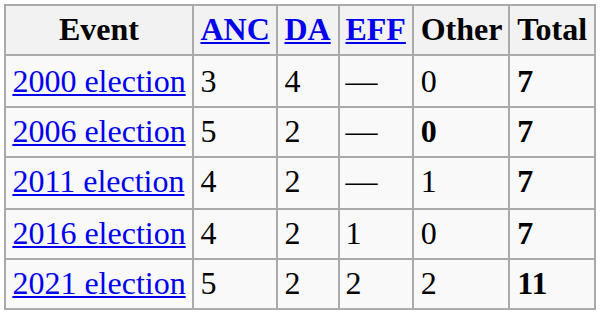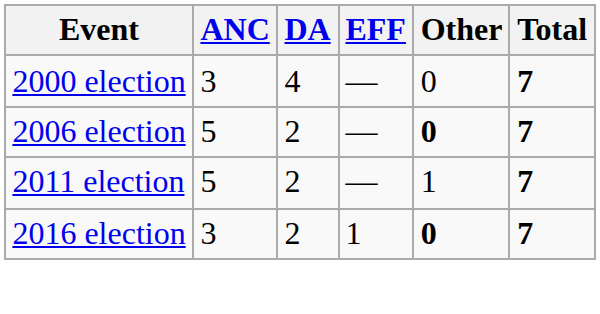(208, 182) 4 -> (208, 182) 5
(208, 232) 4 -> (208, 232) 3
(429, 232) normal -> (429, 232) bold
- row: (99, 283)
